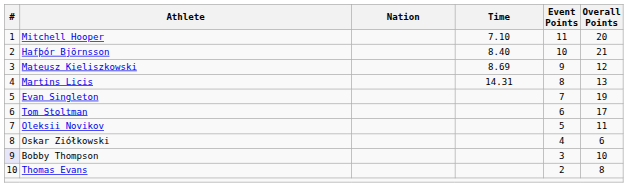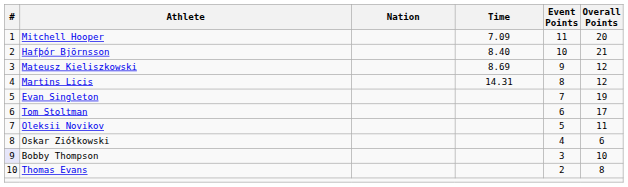(499, 37) 7.10 -> (499, 37) 7.09
(602, 82) 13 -> (602, 82) 12
